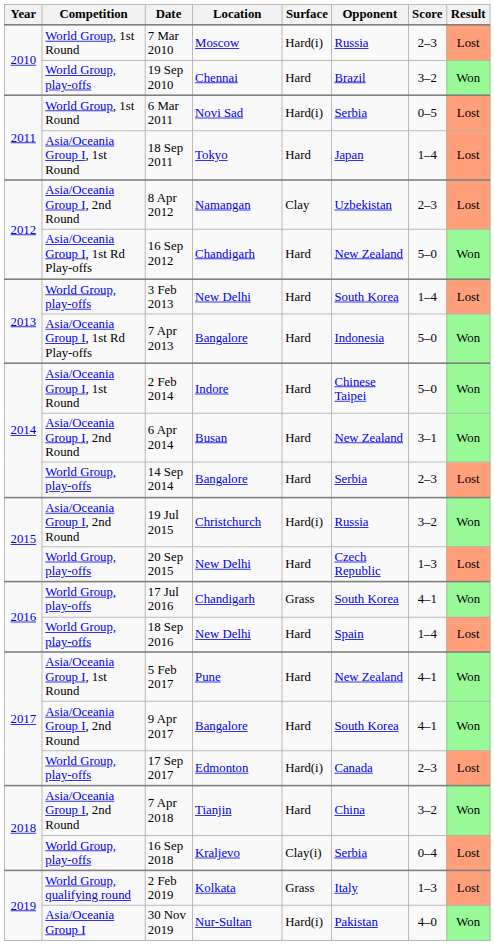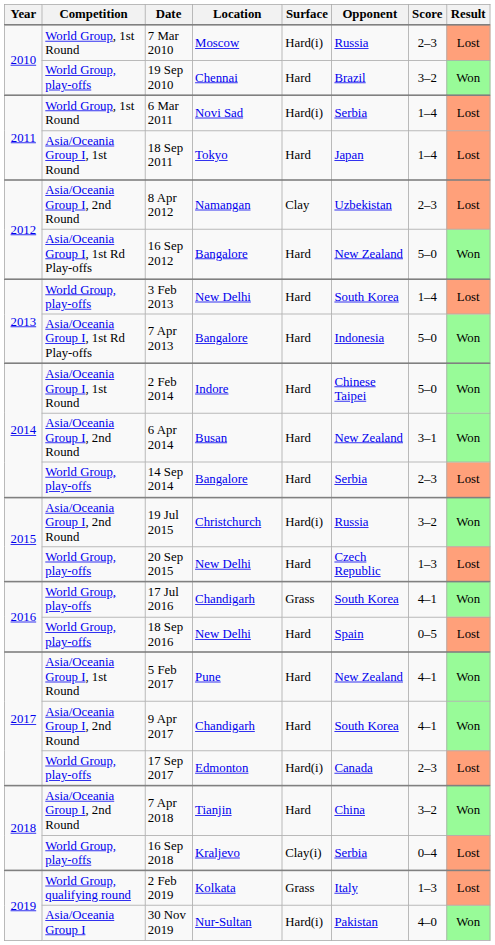(427, 113) 0–5 -> (427, 113) 1–4
(225, 254) Chandigarh -> (221, 254) Bangalore
(427, 634) 1–4 -> (427, 634) 0–5
(221, 726) Bangalore -> (225, 726) Chandigarh
